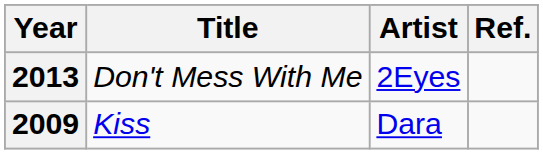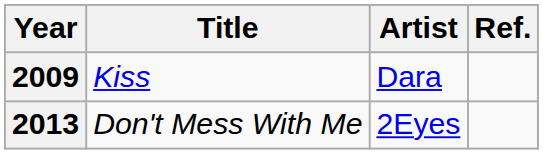rows swapped: (46, 124) <-> (46, 76)
